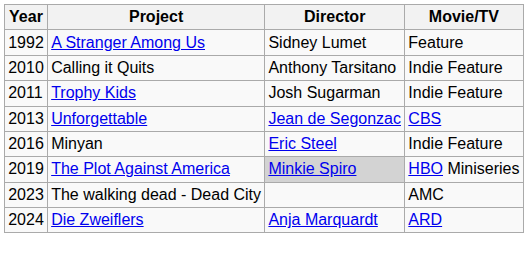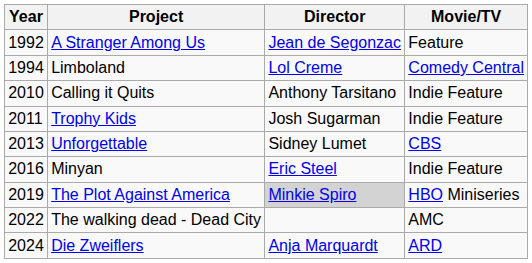(317, 42) Sidney Lumet -> (335, 42) Jean de Segonzac
+ row: (88, 67)
(335, 118) Jean de Segonzac -> (317, 144) Sidney Lumet
(26, 194) 2023 -> (26, 220) 2022
